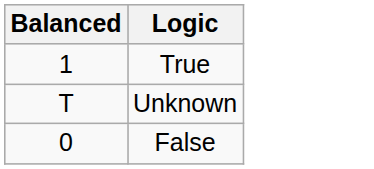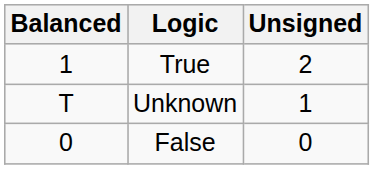+ column: (305, 24)
